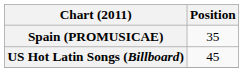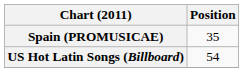(213, 57) 45 -> (213, 57) 54
